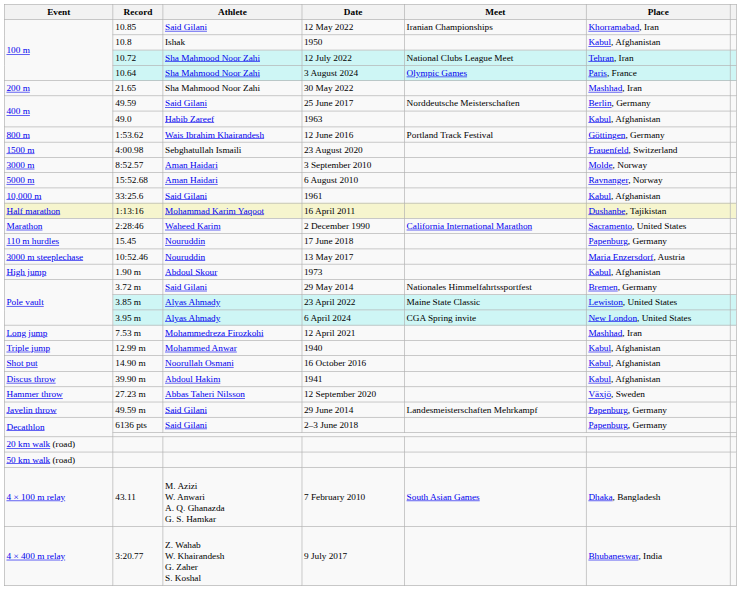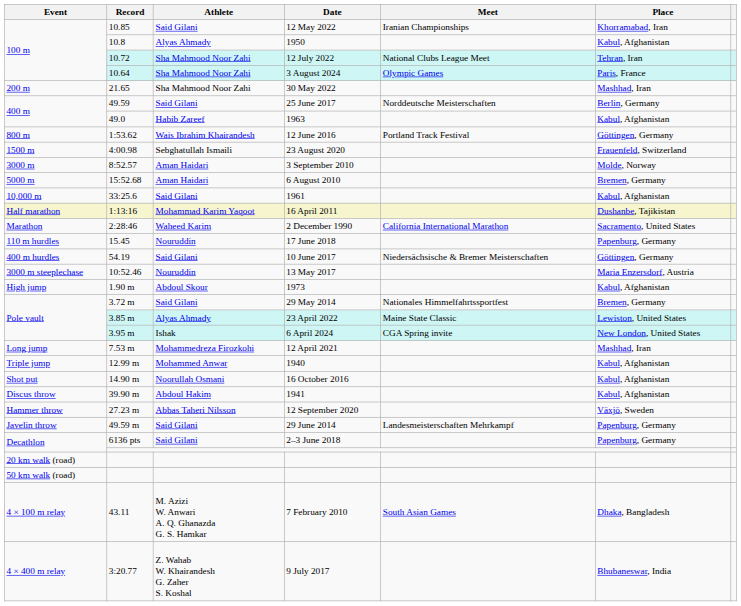(175, 42) Ishak -> (183, 42) Alyas Ahmady
(625, 180) Ravnanger, Norway -> (632, 180) Bremen, Germany
+ row: (33, 256)
(193, 318) Alyas Ahmady -> (166, 333) Ishak
